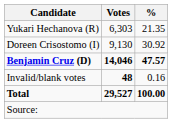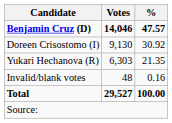rows swapped: (49, 61) <-> (53, 28)
(127, 77) bold -> (127, 77) normal
